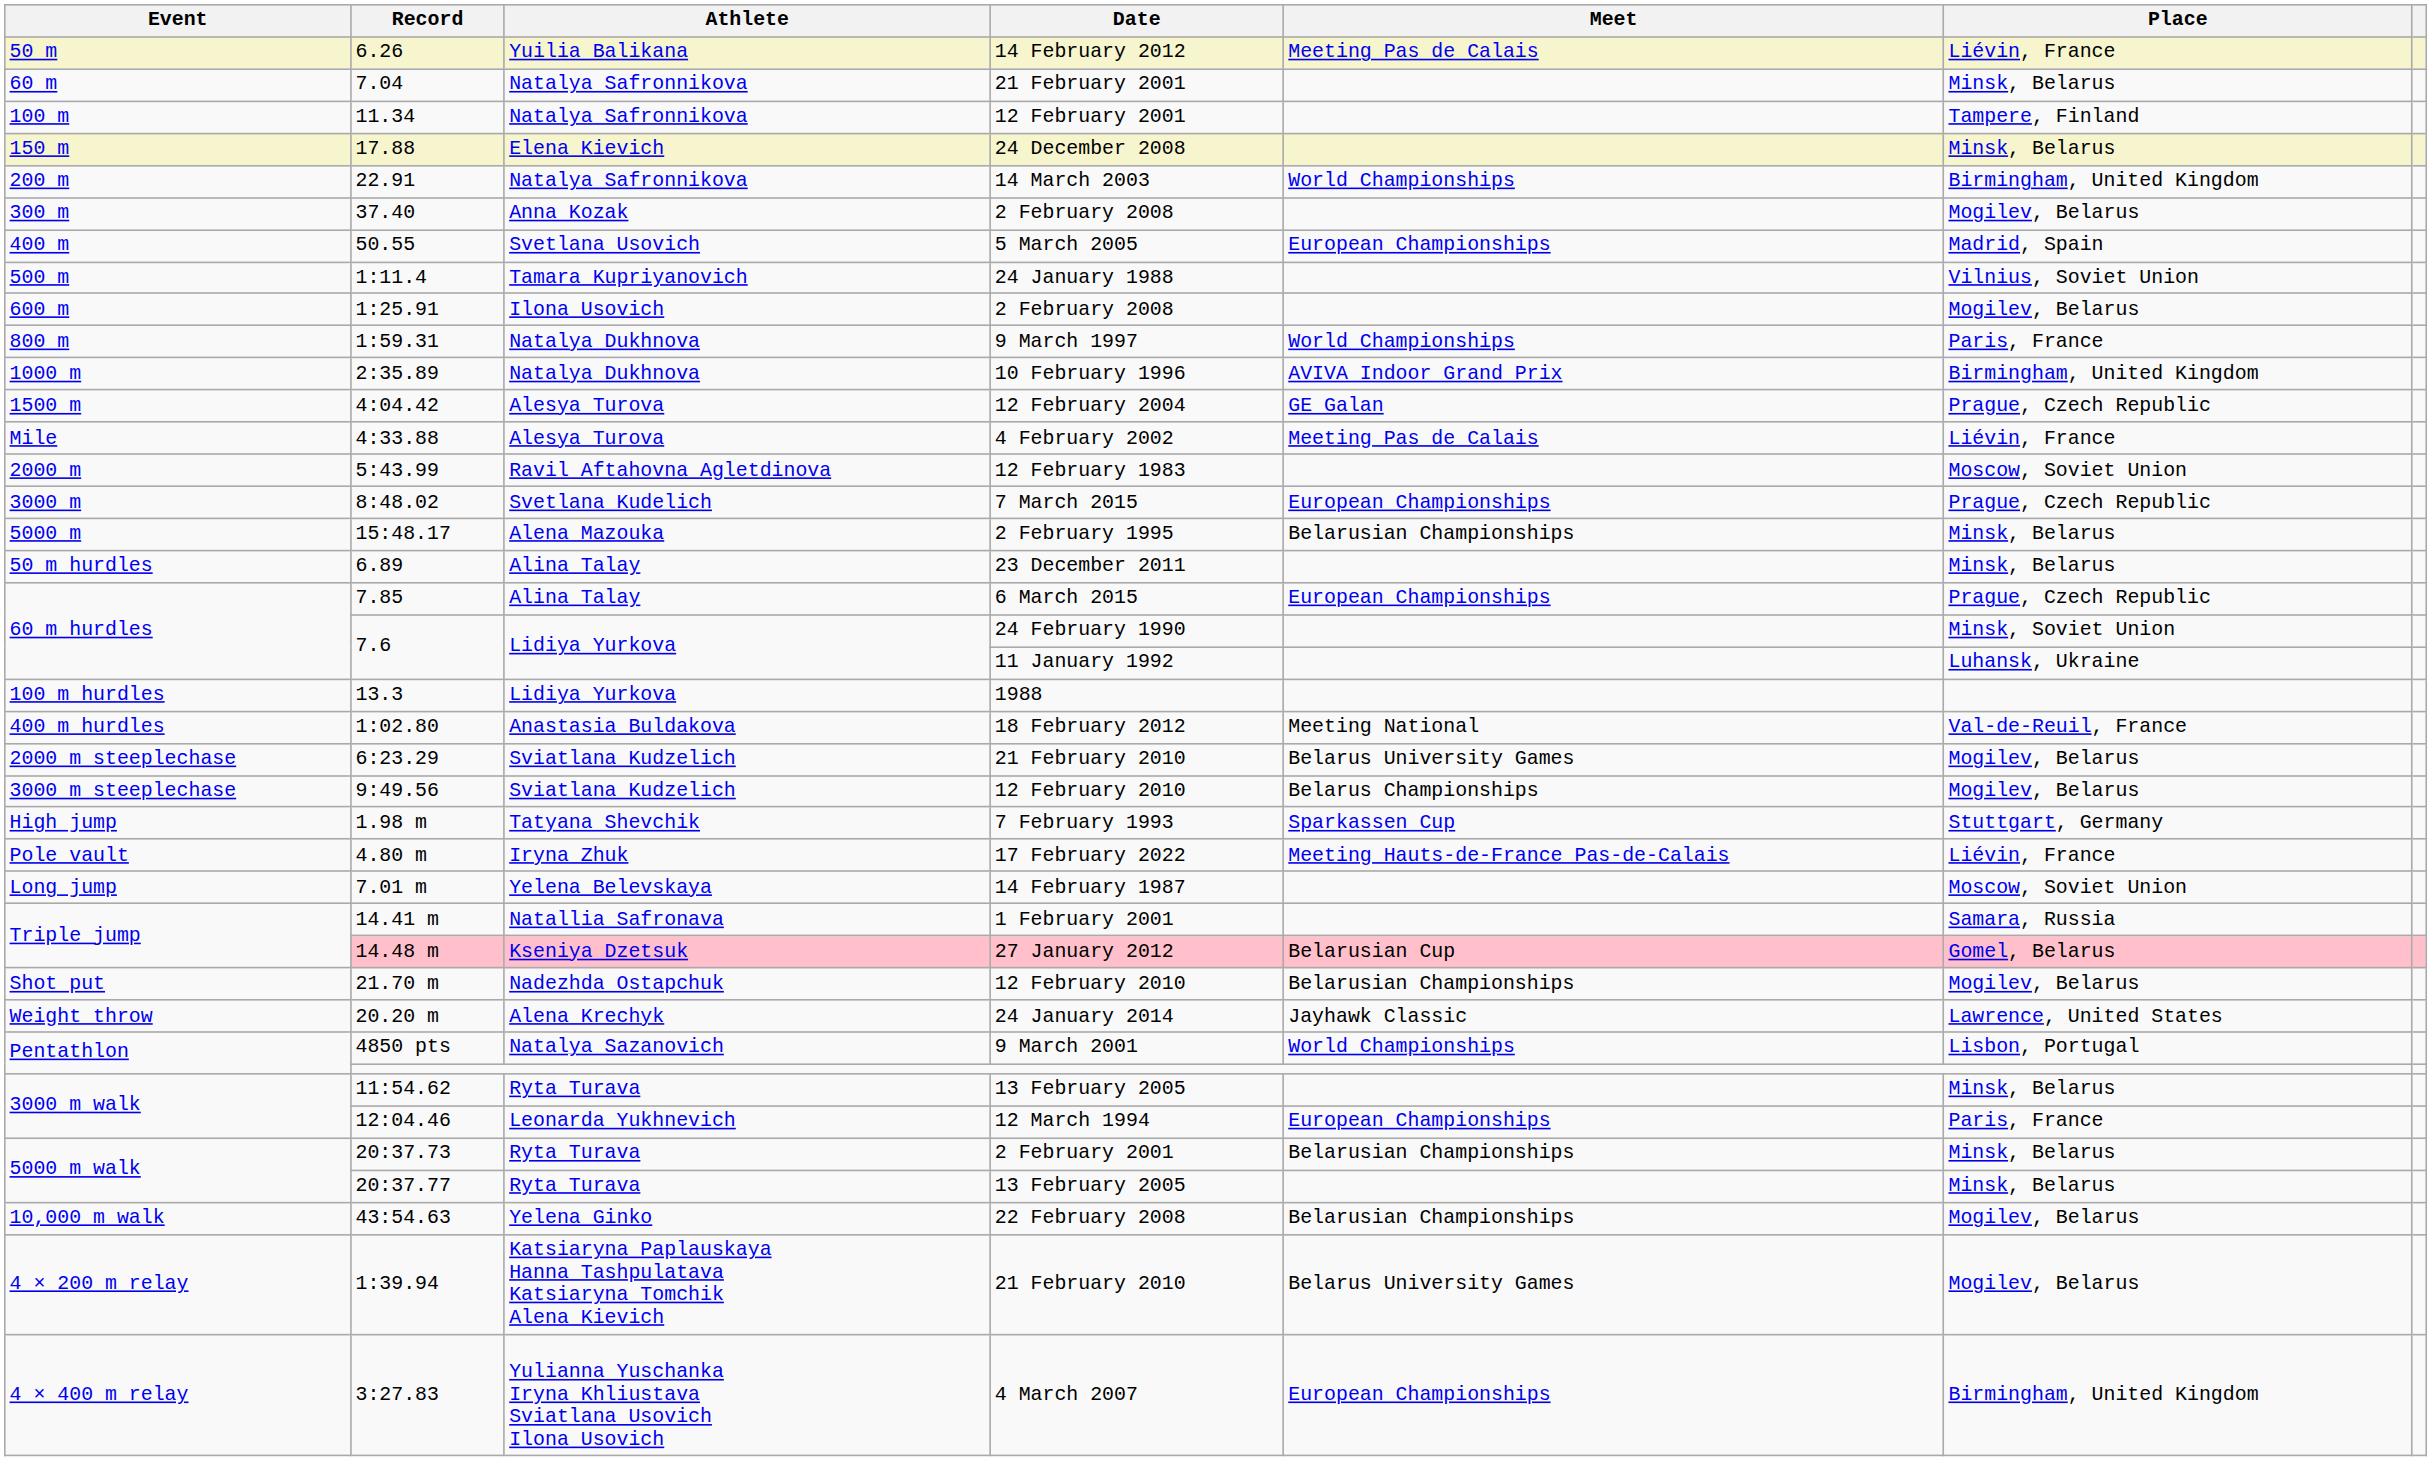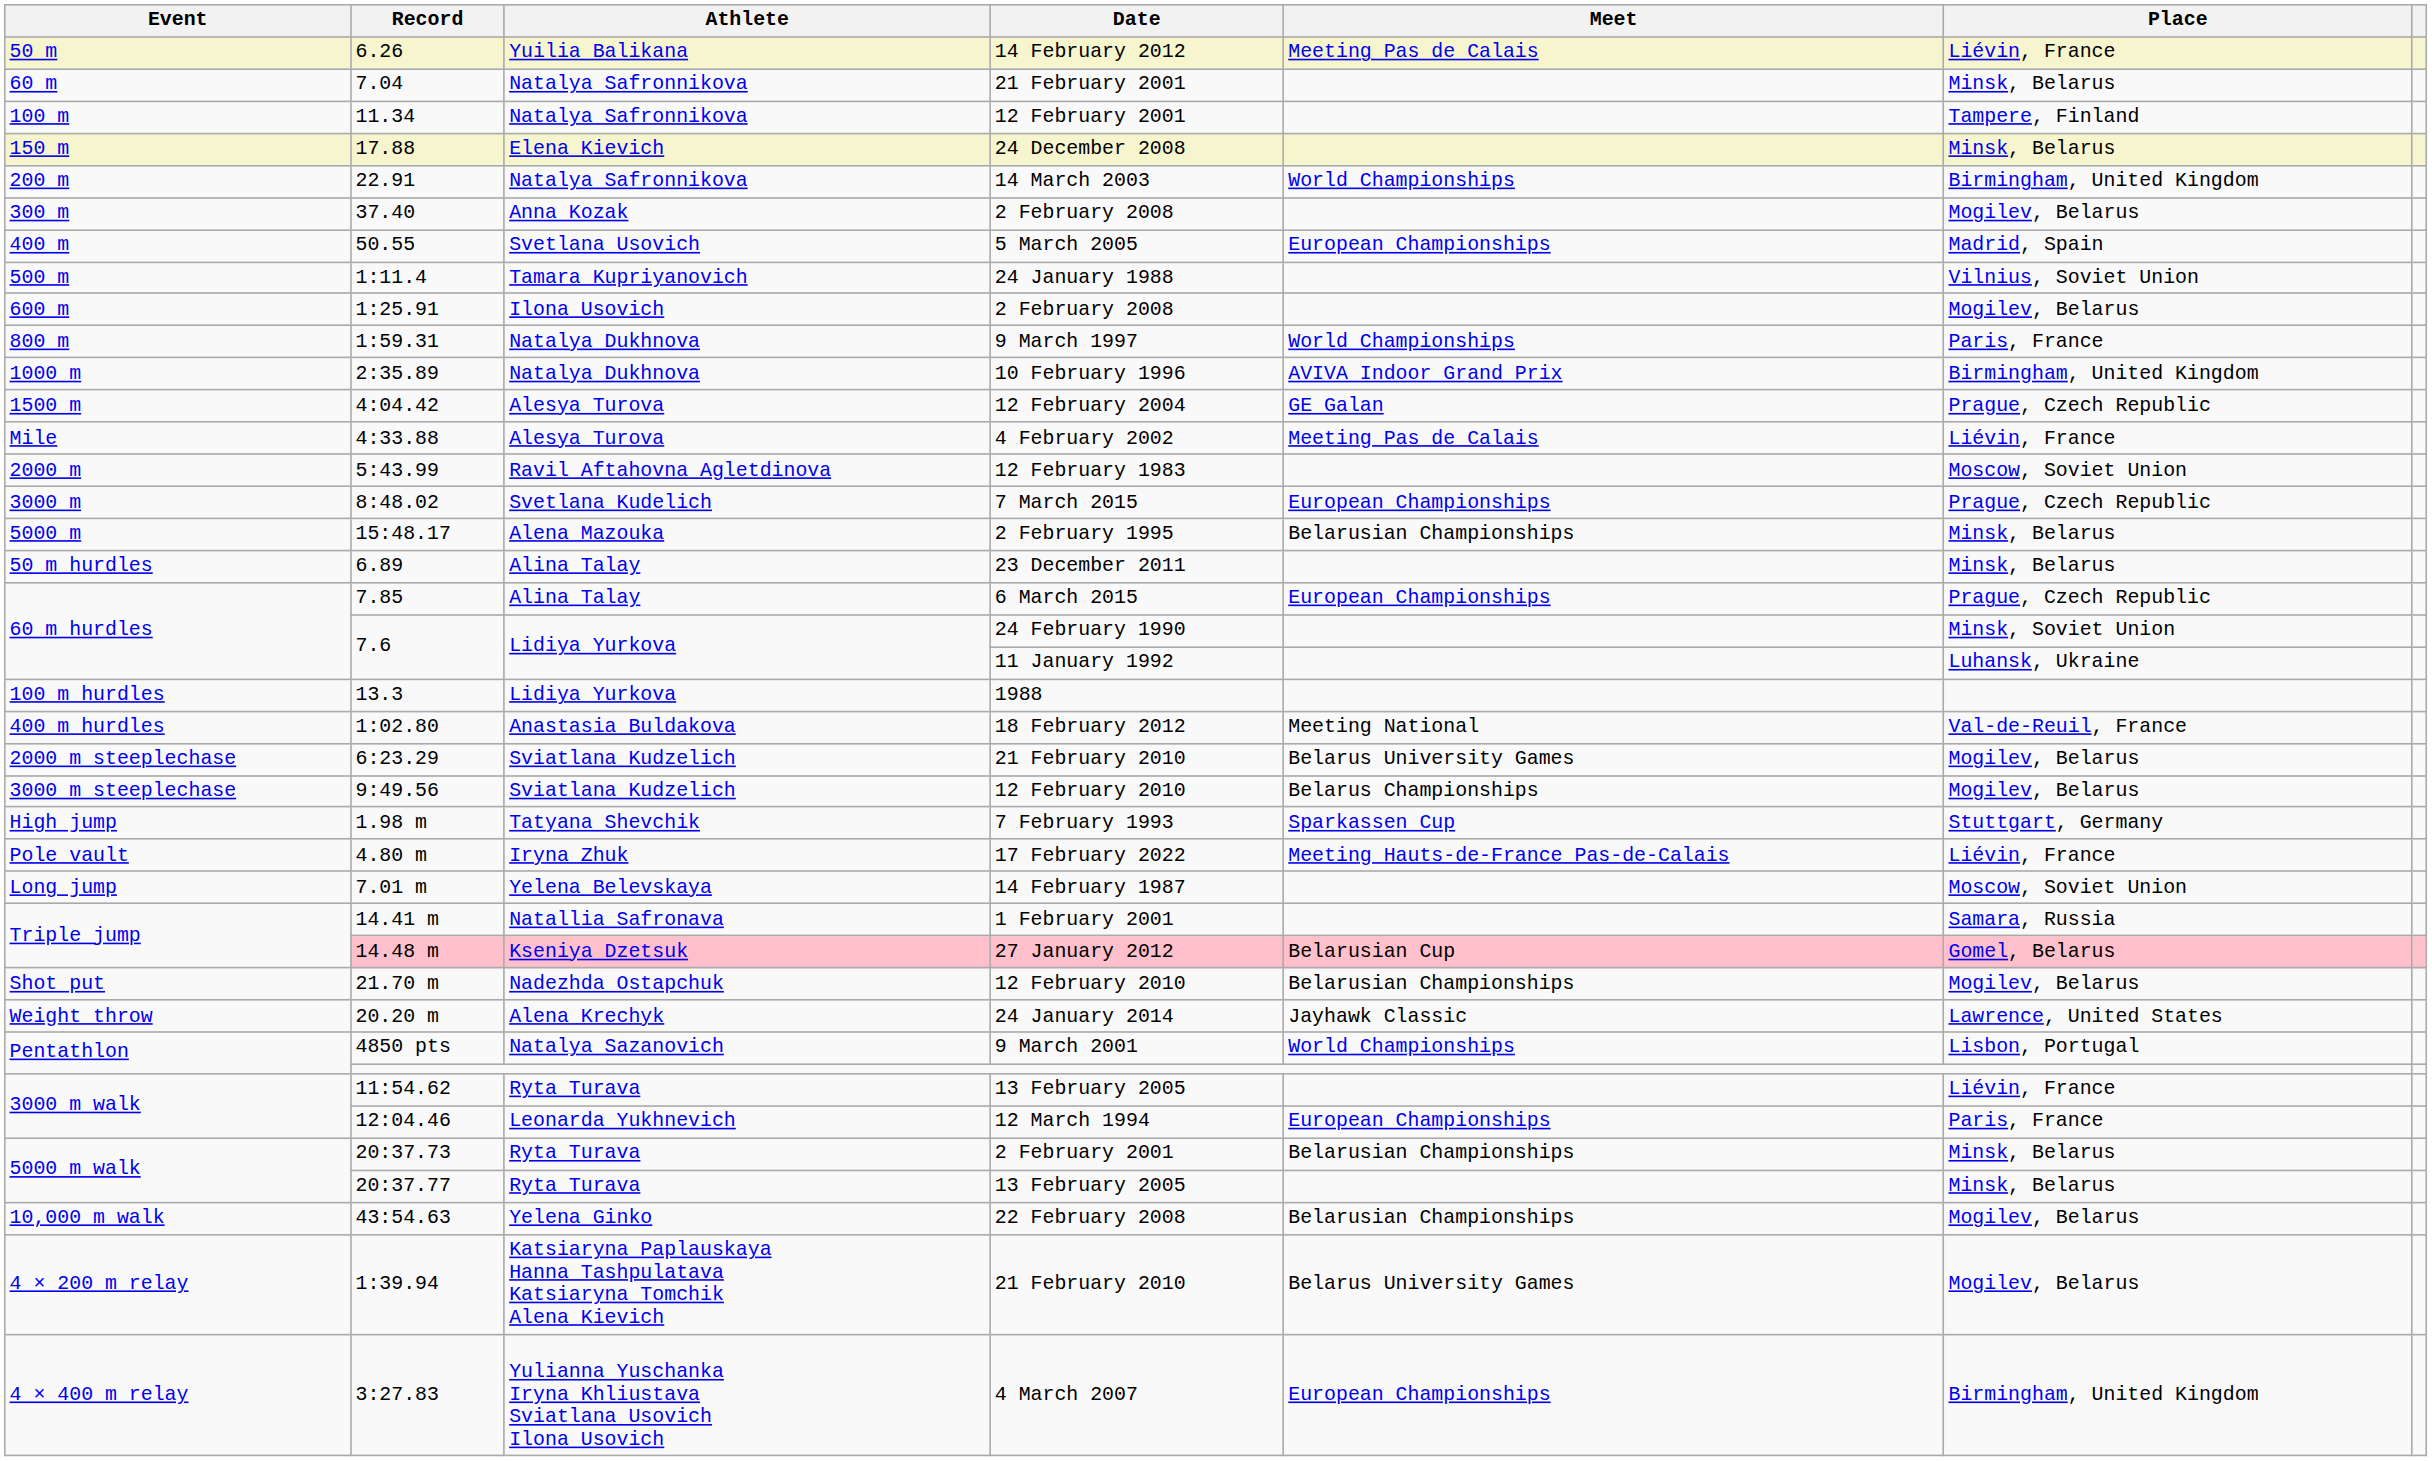(2032, 1090) Minsk, Belarus -> (2032, 1090) Liévin, France
